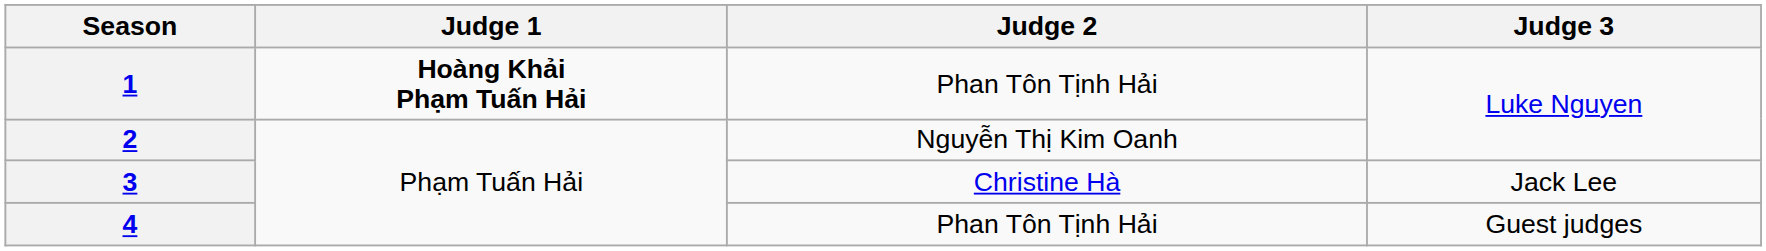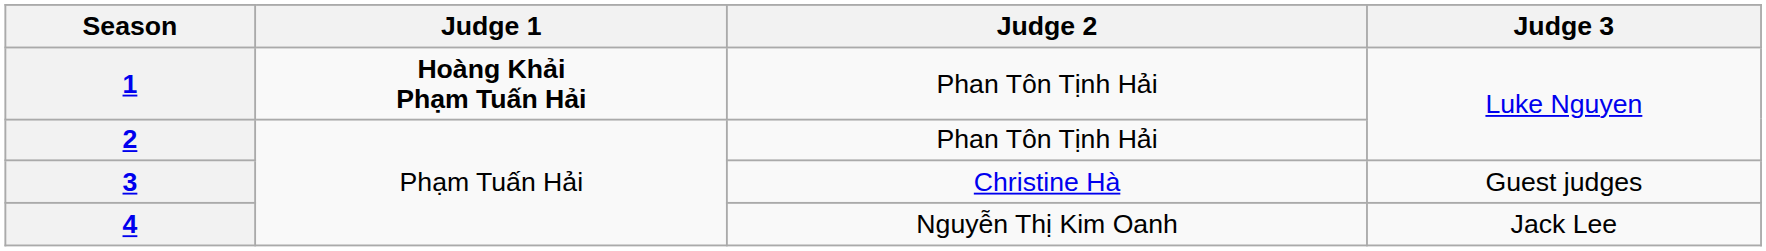(1047, 140) Nguyễn Thị Kim Oanh -> (1047, 140) Phan Tôn Tịnh Hải
(1564, 182) Jack Lee -> (1564, 182) Guest judges
(1047, 224) Phan Tôn Tịnh Hải -> (1047, 224) Nguyễn Thị Kim Oanh
(1564, 224) Guest judges -> (1564, 224) Jack Lee
